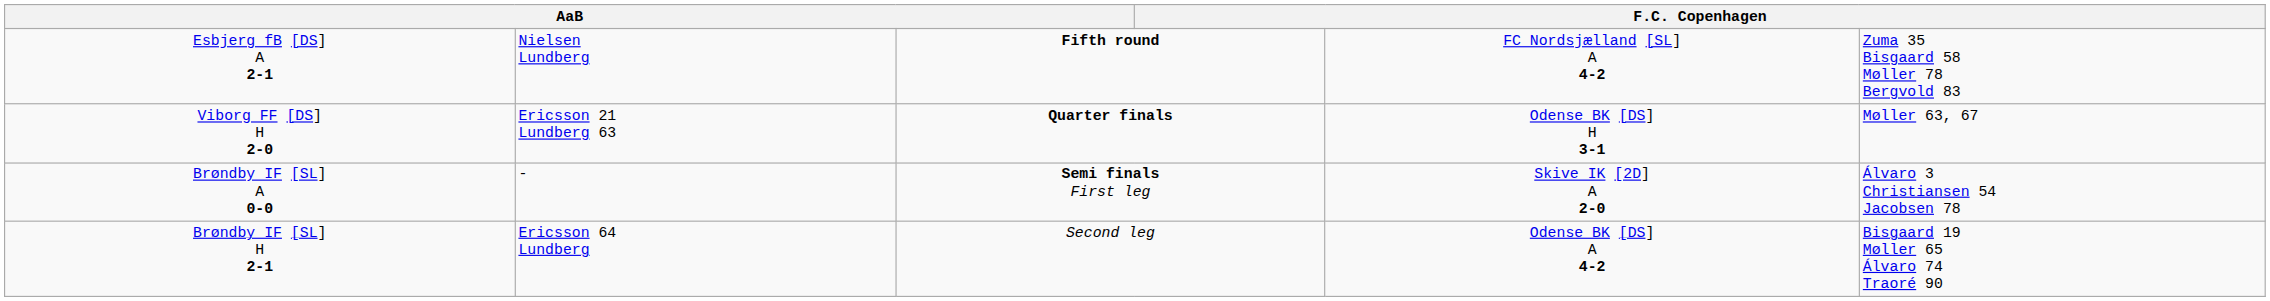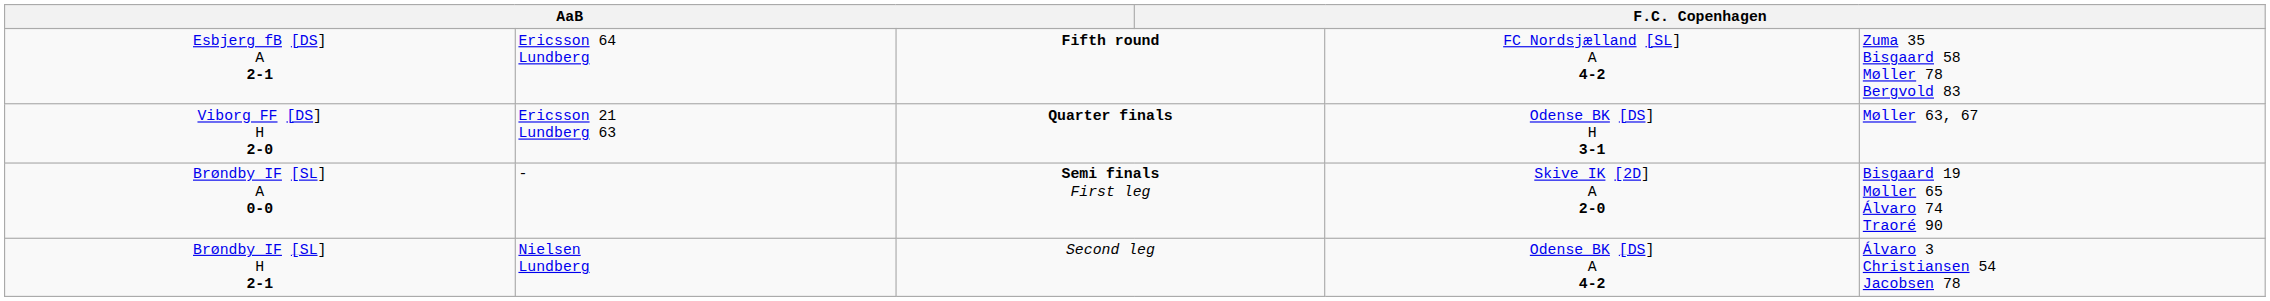(554, 49) Nielsen Lundberg -> (567, 49) Ericsson 64 Lundberg
(1930, 192) Álvaro 3 Christiansen 54 Jacobsen 78 -> (1912, 200) Bisgaard 19 Møller 65 Álvaro 74 Traoré 90
(567, 242) Ericsson 64 Lundberg -> (554, 259) Nielsen Lundberg
(1912, 259) Bisgaard 19 Møller 65 Álvaro 74 Traoré 90 -> (1930, 267) Álvaro 3 Christiansen 54 Jacobsen 78
